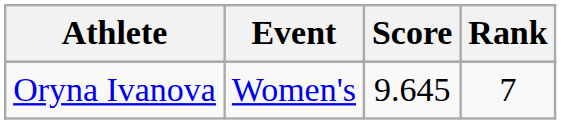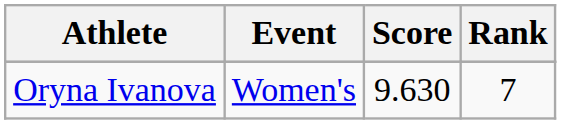(412, 88) 9.645 -> (412, 88) 9.630
